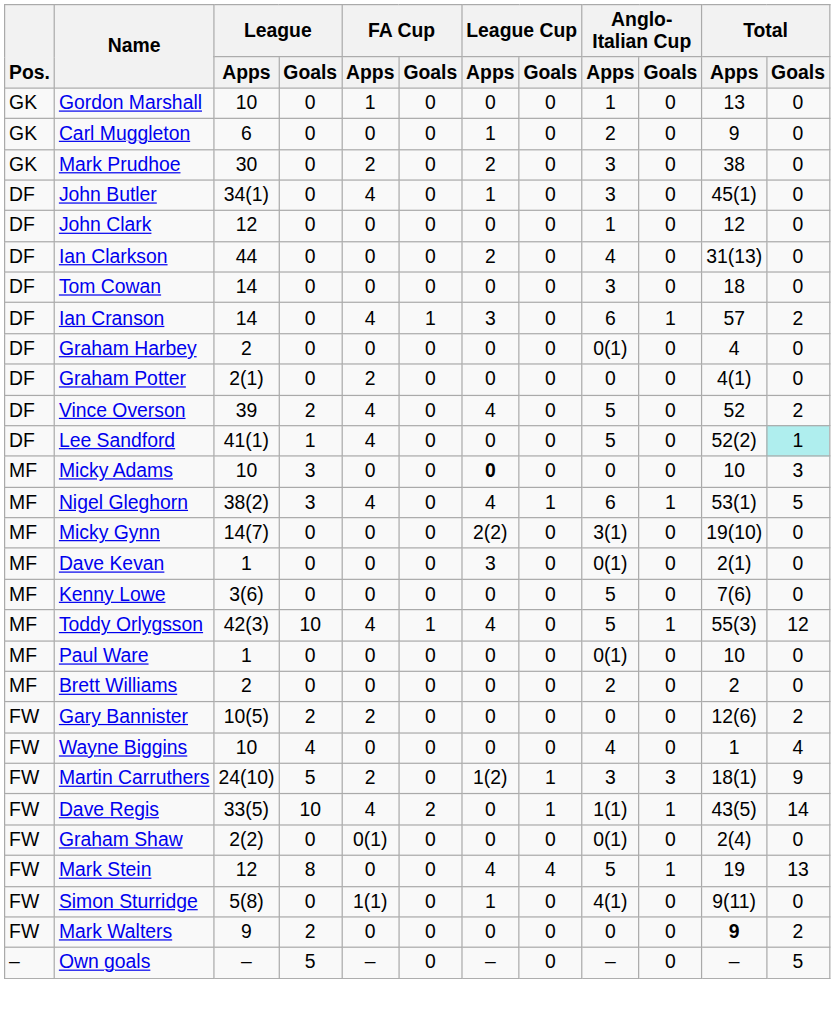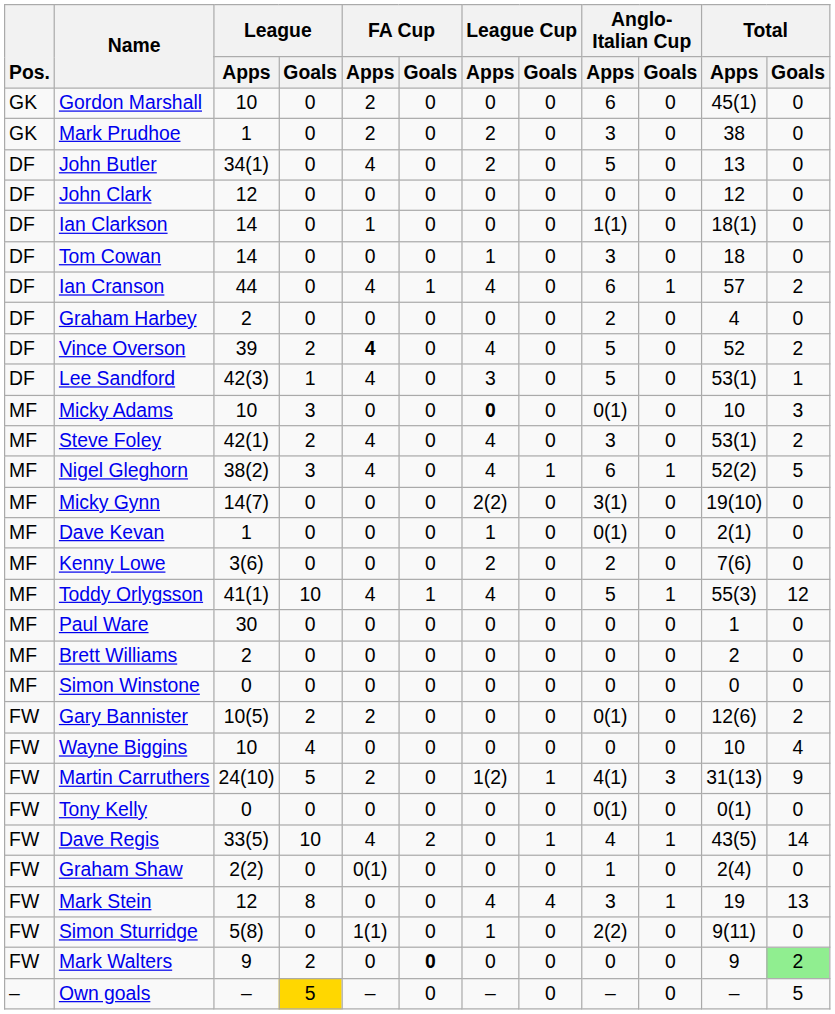(370, 103) 1 -> (370, 103) 2
(610, 103) 1 -> (610, 103) 6
(734, 103) 13 -> (734, 103) 45(1)
- row: (125, 133)
(246, 164) 30 -> (246, 133) 1
(490, 195) 1 -> (490, 164) 2
(610, 195) 3 -> (610, 164) 5
(734, 195) 45(1) -> (734, 164) 13
(610, 225) 1 -> (610, 195) 0
(246, 256) 44 -> (246, 225) 14
(370, 256) 0 -> (370, 225) 1
(490, 256) 2 -> (490, 225) 0
(610, 256) 4 -> (610, 225) 1(1)
(734, 256) 31(13) -> (734, 225) 18(1)
(490, 287) 0 -> (490, 256) 1
(246, 317) 14 -> (246, 287) 44
(490, 317) 3 -> (490, 287) 4
(610, 348) 0(1) -> (610, 317) 2
- row: (122, 379)
(370, 410) normal -> (370, 348) bold
(246, 440) 41(1) -> (246, 379) 42(3)
(490, 440) 0 -> (490, 379) 3
(734, 440) 52(2) -> (734, 379) 53(1)
(798, 440) paleturquoise background -> (798, 379) no background
(610, 471) 0 -> (610, 410) 0(1)
+ row: (110, 440)
(734, 502) 53(1) -> (734, 471) 52(2)
(490, 563) 3 -> (490, 532) 1
(490, 594) 0 -> (490, 563) 2
(610, 594) 5 -> (610, 563) 2
(246, 625) 42(3) -> (246, 594) 41(1)
(246, 655) 1 -> (246, 625) 30
(610, 655) 0(1) -> (610, 625) 0
(734, 655) 10 -> (734, 625) 1
(610, 686) 2 -> (610, 655) 0
+ row: (129, 686)
(610, 717) 0 -> (610, 717) 0(1)
(610, 747) 4 -> (610, 747) 0
(734, 747) 1 -> (734, 747) 10
(610, 778) 3 -> (610, 778) 4(1)
(734, 778) 18(1) -> (734, 778) 31(13)
+ row: (103, 809)
(610, 809) 1(1) -> (610, 839) 4
(610, 839) 0(1) -> (610, 870) 1
(610, 870) 5 -> (610, 901) 3
(610, 901) 4(1) -> (610, 932) 2(2)
(430, 932) normal -> (430, 962) bold
(734, 932) bold -> (734, 962) normal
(798, 932) no background -> (798, 962) lightgreen background
(310, 962) no background -> (310, 993) gold background
